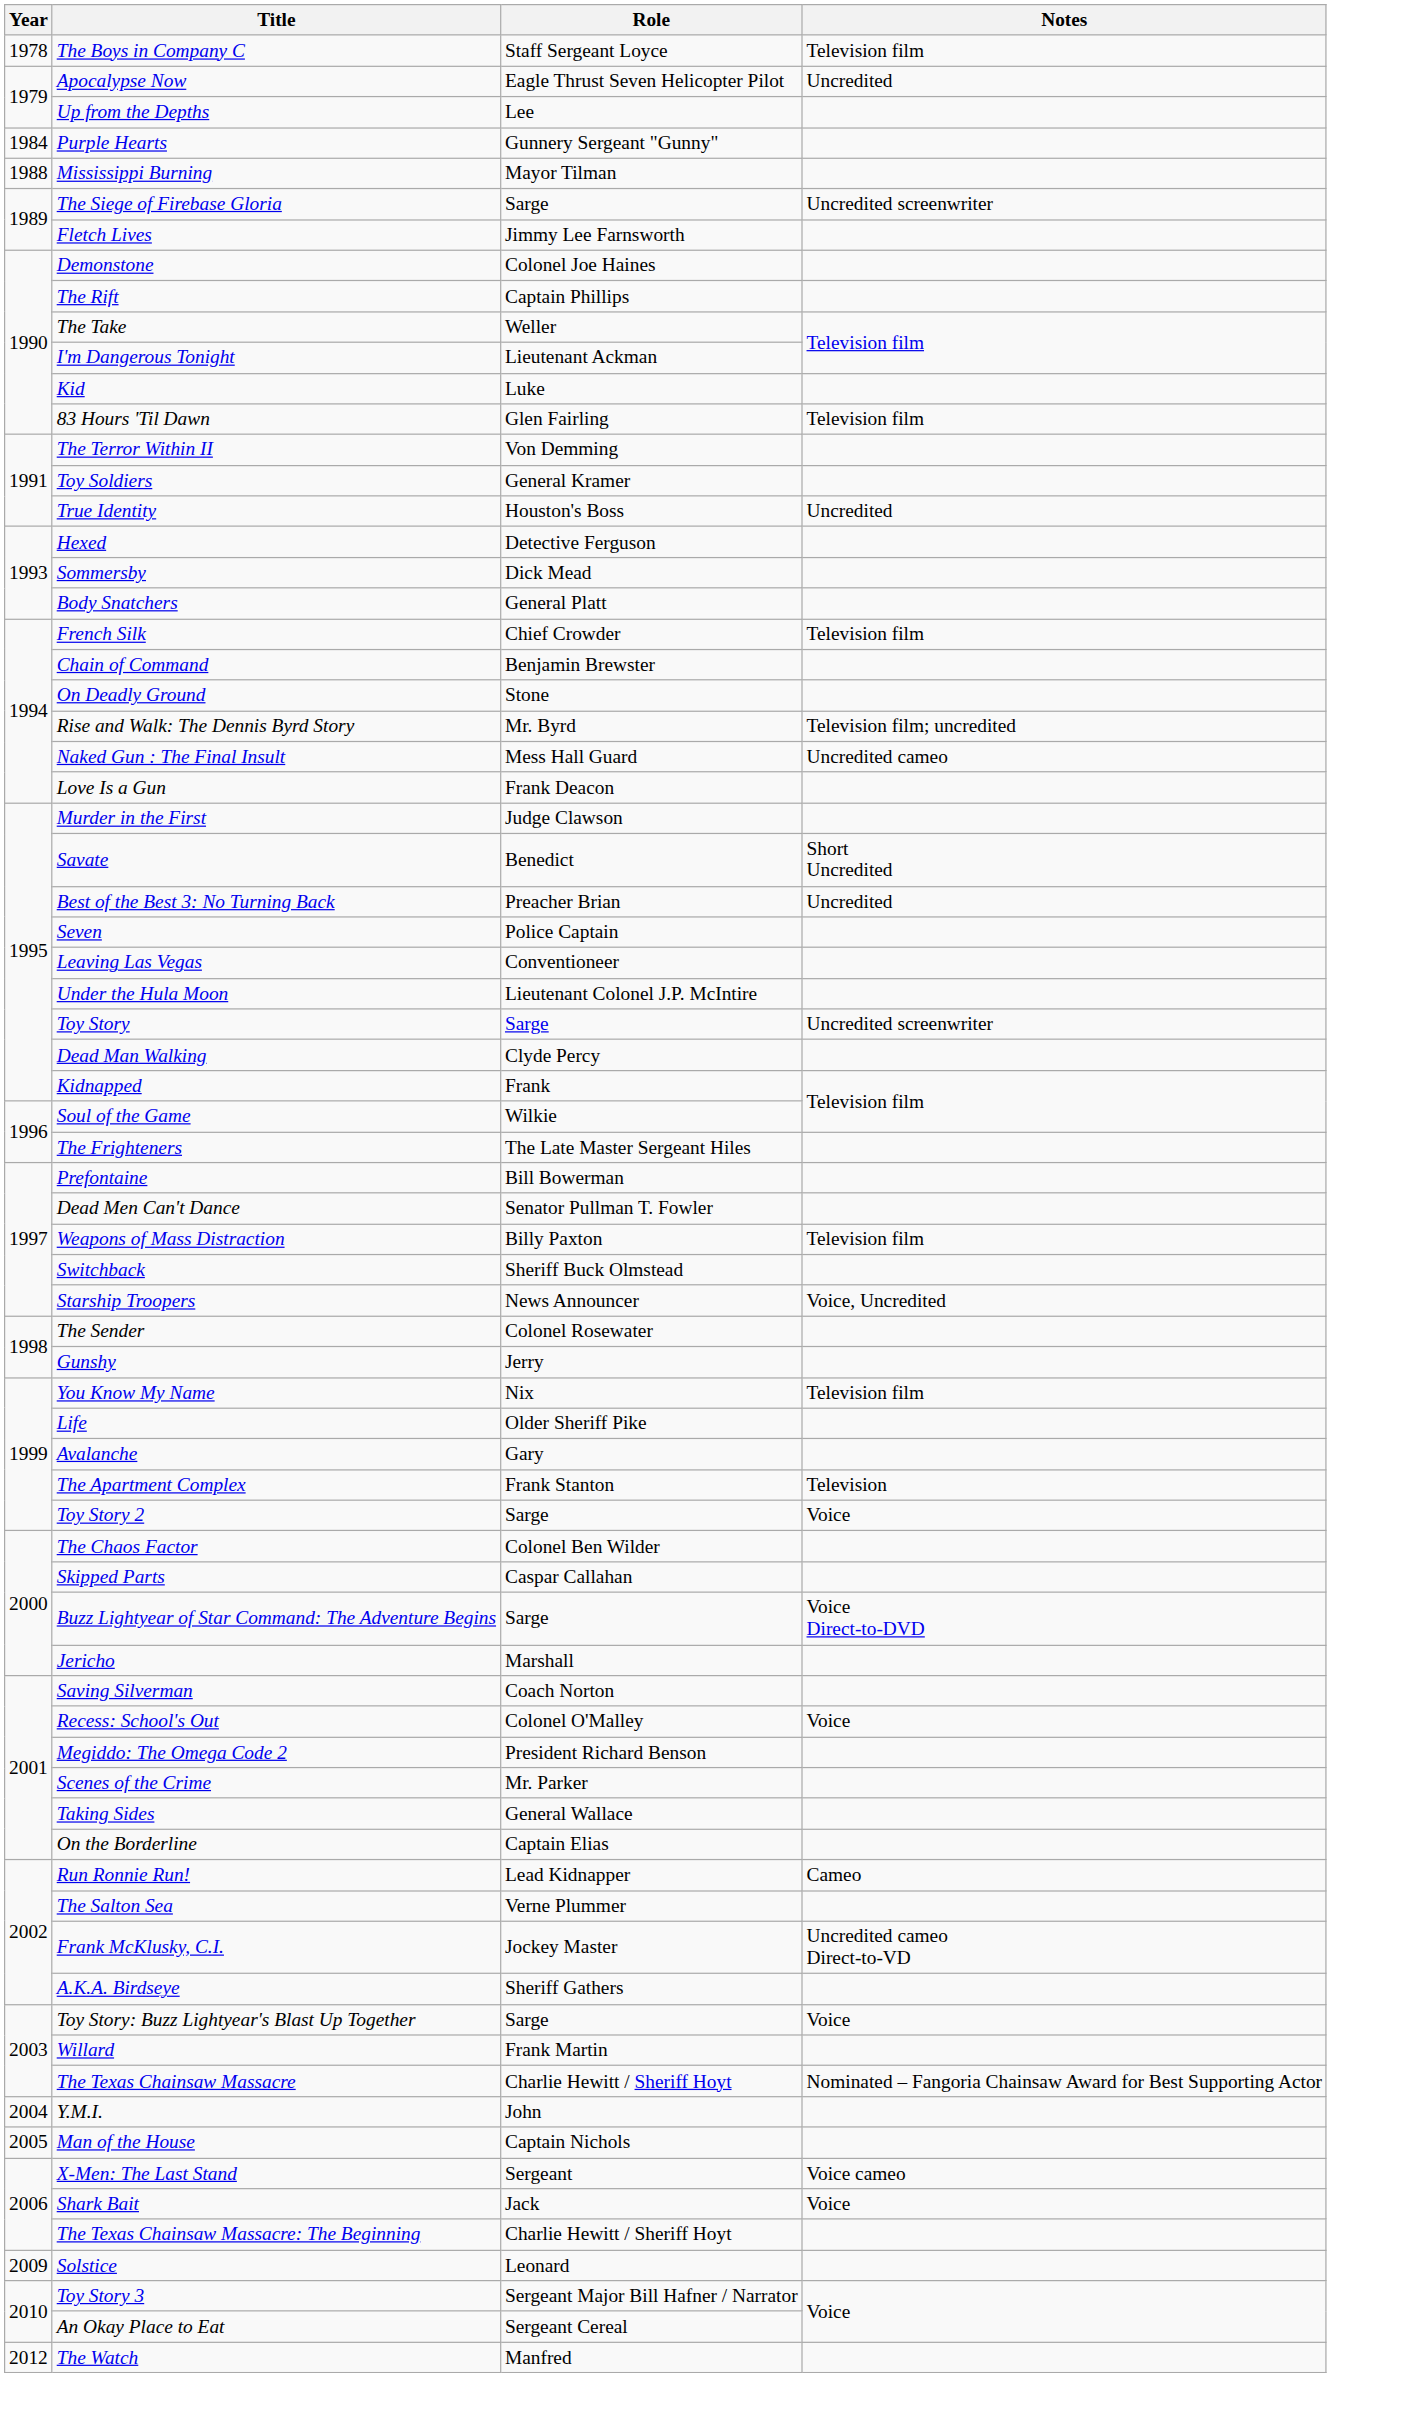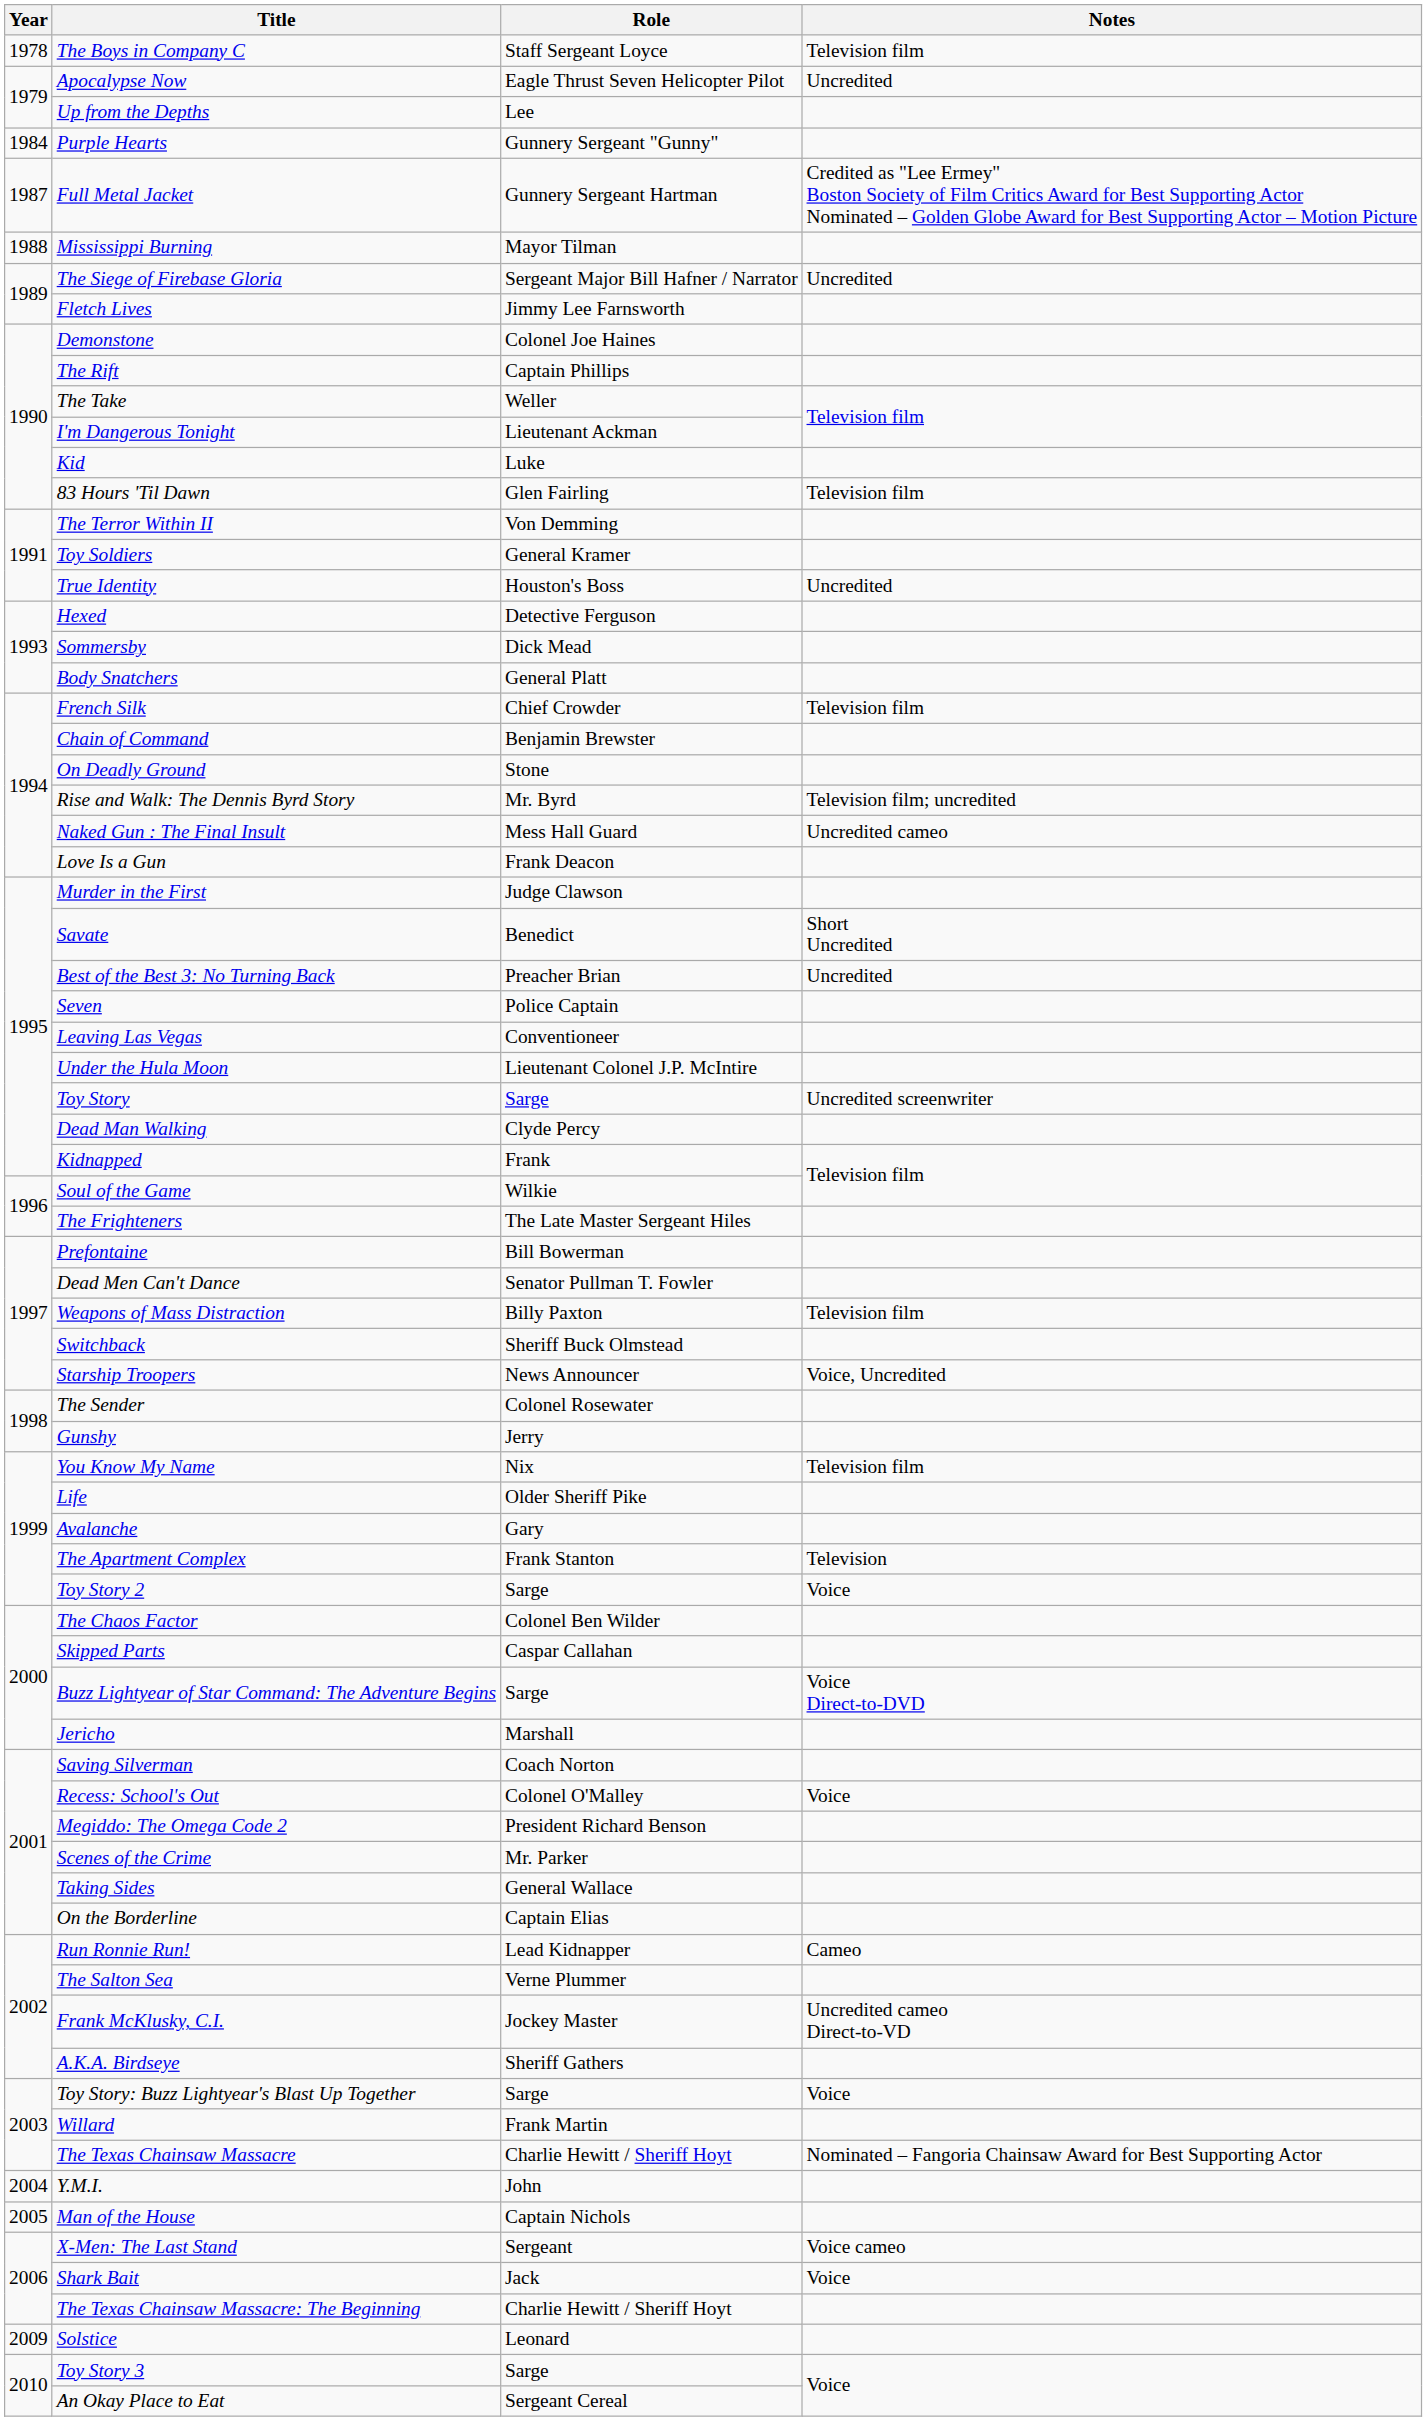+ row: (125, 195)
(527, 204) Sarge -> (651, 278) Sergeant Major Bill Hafner / Narrator
(900, 204) Uncredited screenwriter -> (850, 278) Uncredited
(651, 2295) Sergeant Major Bill Hafner / Narrator -> (527, 2370) Sarge
- row: (97, 2357)
